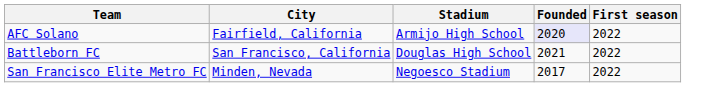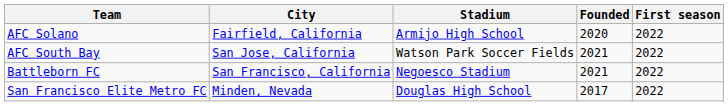(551, 33) lavender background -> (594, 33) no background
+ row: (54, 53)
(464, 53) Douglas High School -> (453, 72) Negoesco Stadium
(453, 72) Negoesco Stadium -> (464, 91) Douglas High School
